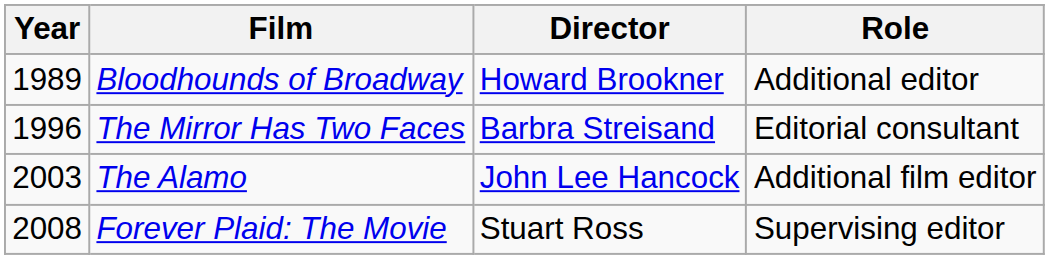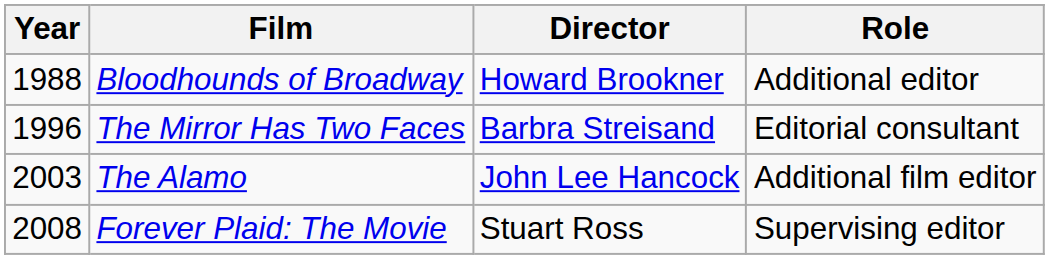(47, 79) 1989 -> (47, 79) 1988
